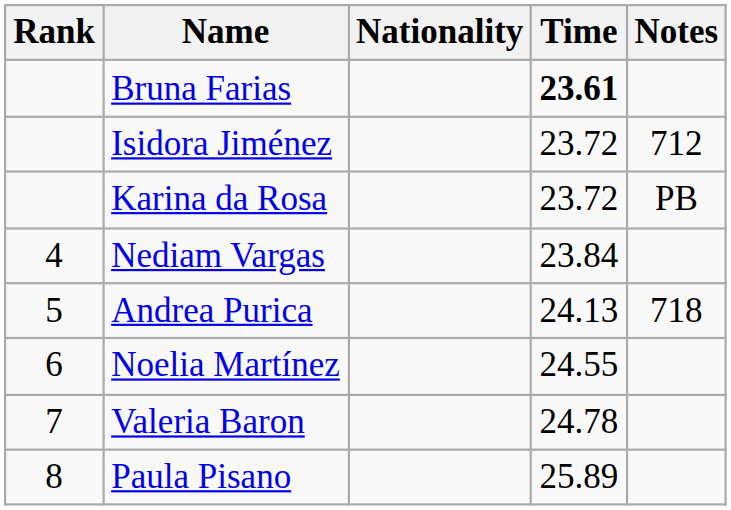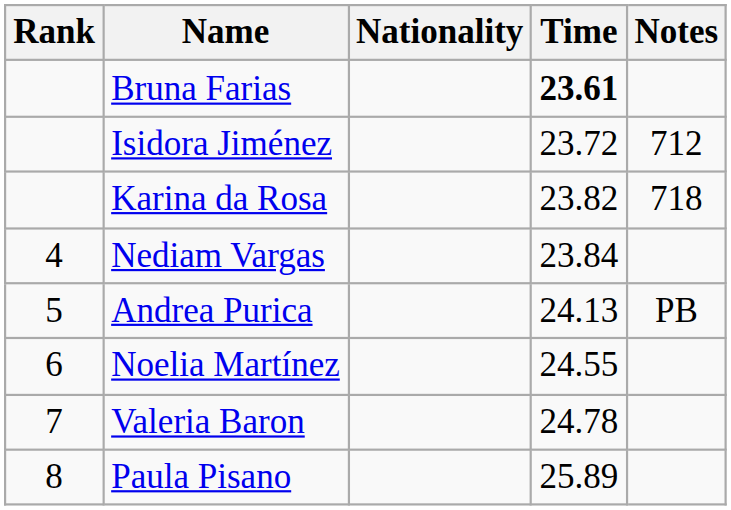(579, 198) 23.72 -> (579, 198) 23.82
(676, 198) PB -> (676, 198) 718
(676, 310) 718 -> (676, 310) PB
